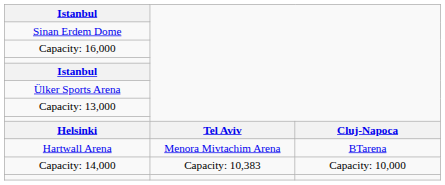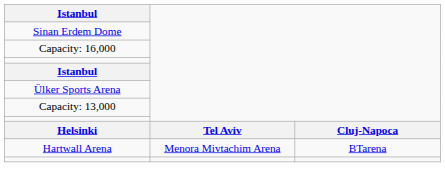- row: (77, 165)
